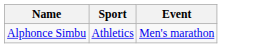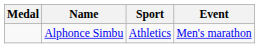+ column: (23, 14)
